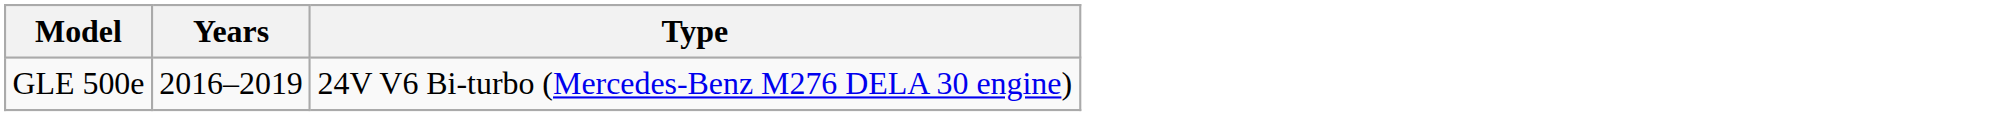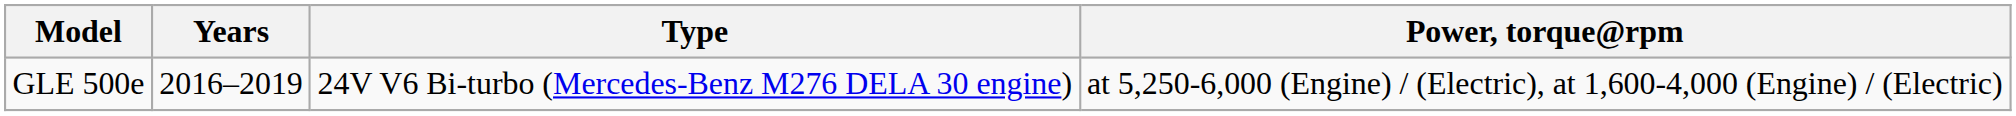+ column: (1545, 31)
